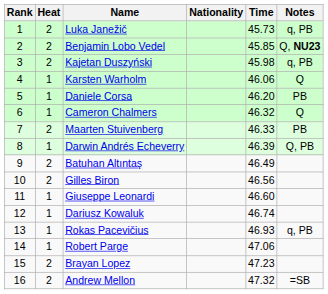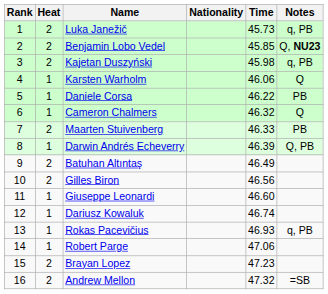(261, 96) 46.20 -> (261, 96) 46.22
